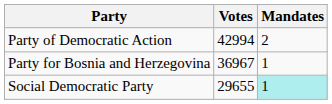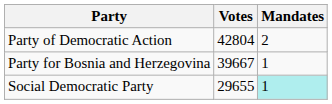(236, 39) 42994 -> (236, 39) 42804
(236, 63) 36967 -> (236, 63) 39667
